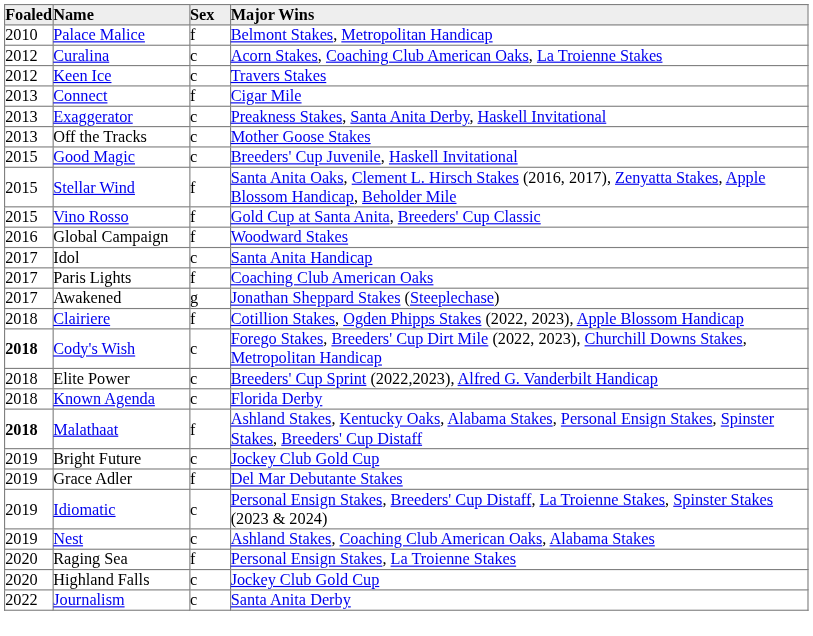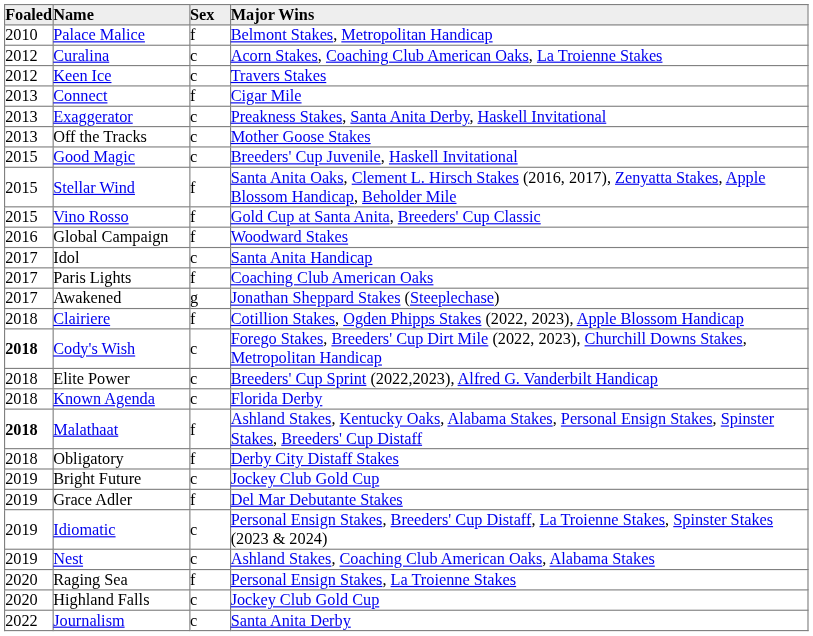+ row: (88, 458)
